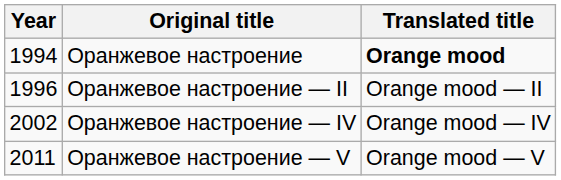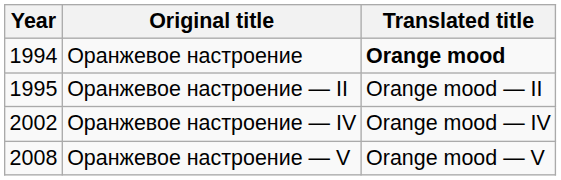(33, 89) 1996 -> (33, 89) 1995
(33, 157) 2011 -> (33, 157) 2008
